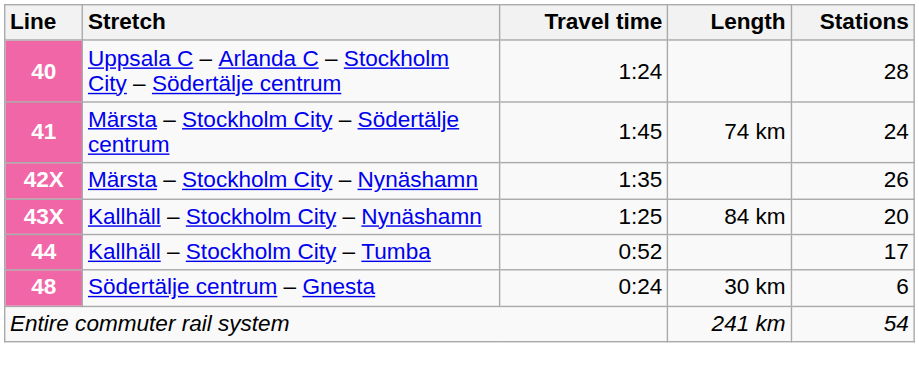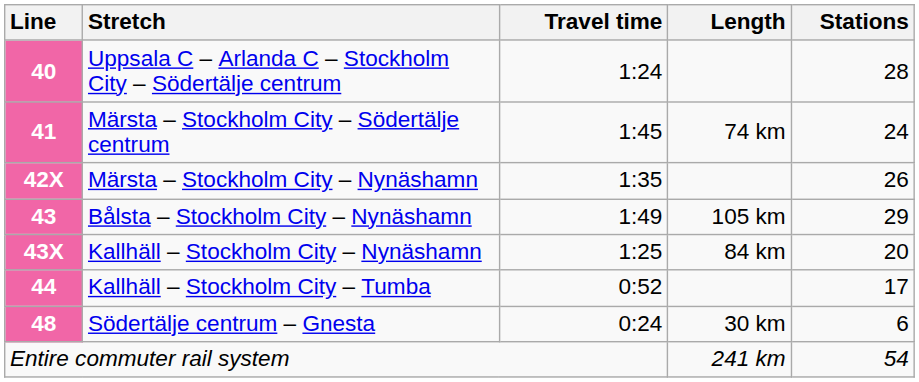+ row: (280, 216)
